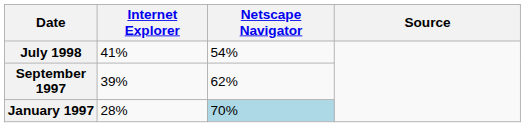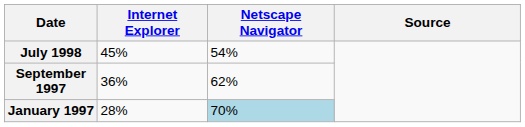(114, 52) 41% -> (114, 52) 45%
(114, 81) 39% -> (114, 81) 36%
